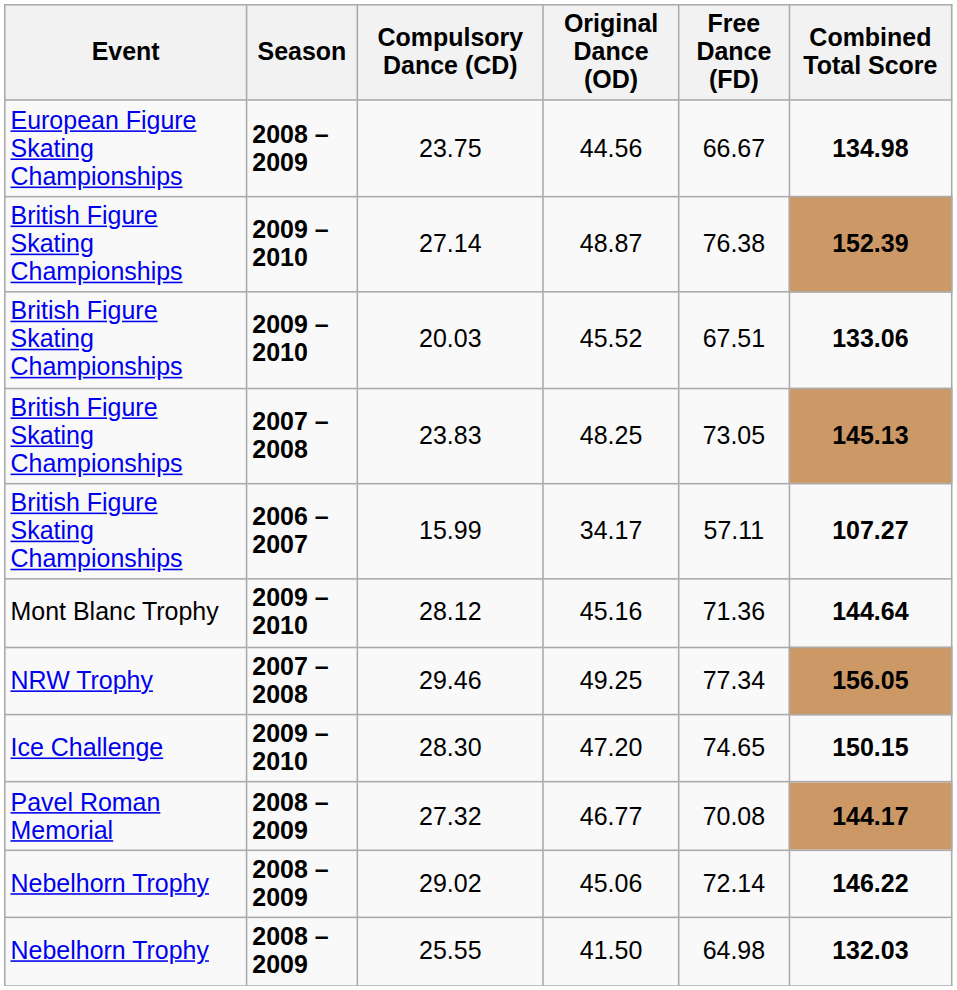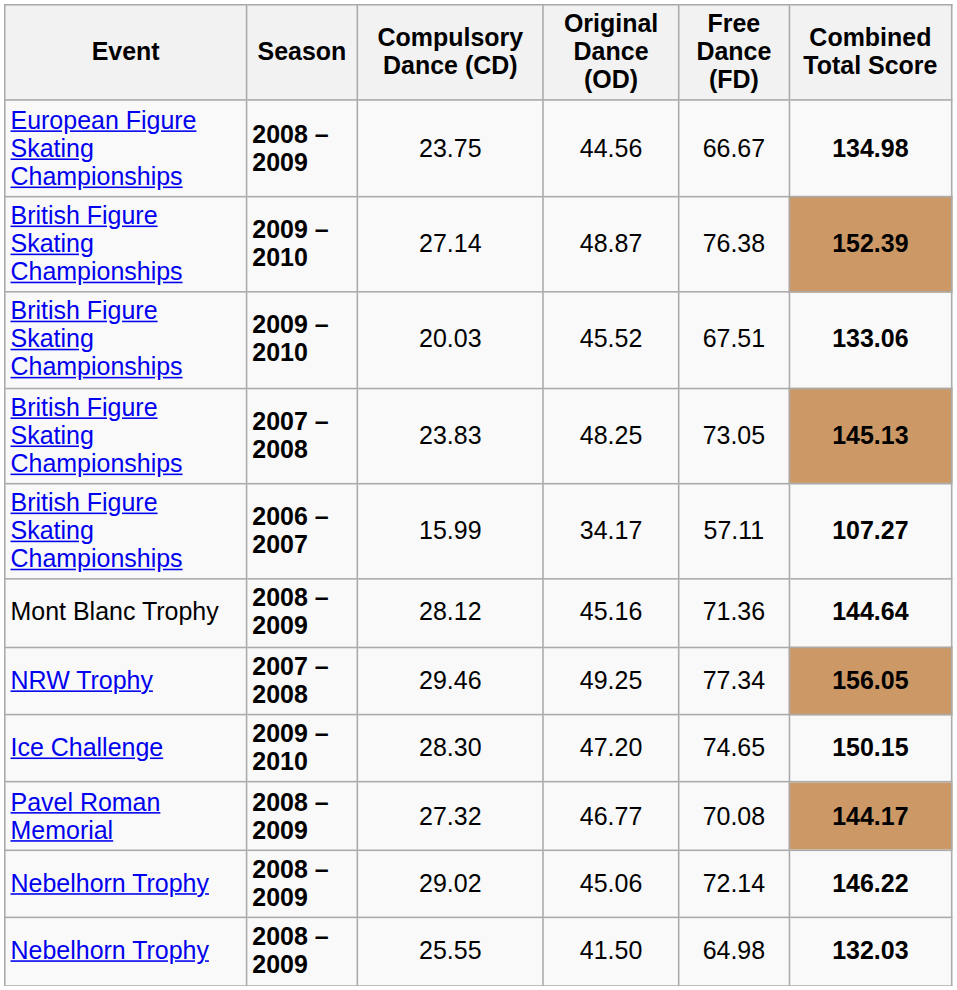(291, 612) 2009 – 2010 -> (291, 612) 2008 – 2009
